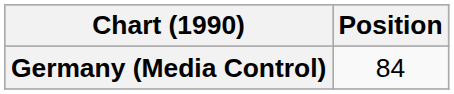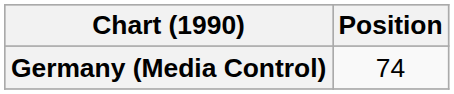(391, 67) 84 -> (391, 67) 74
